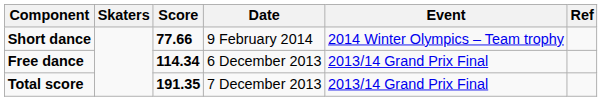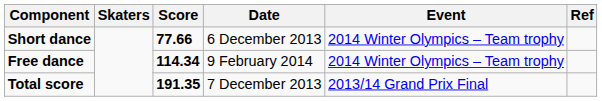(260, 38) 9 February 2014 -> (264, 38) 6 December 2013
(264, 61) 6 December 2013 -> (260, 61) 9 February 2014
(408, 61) 2013/14 Grand Prix Final -> (446, 61) 2014 Winter Olympics – Team trophy
